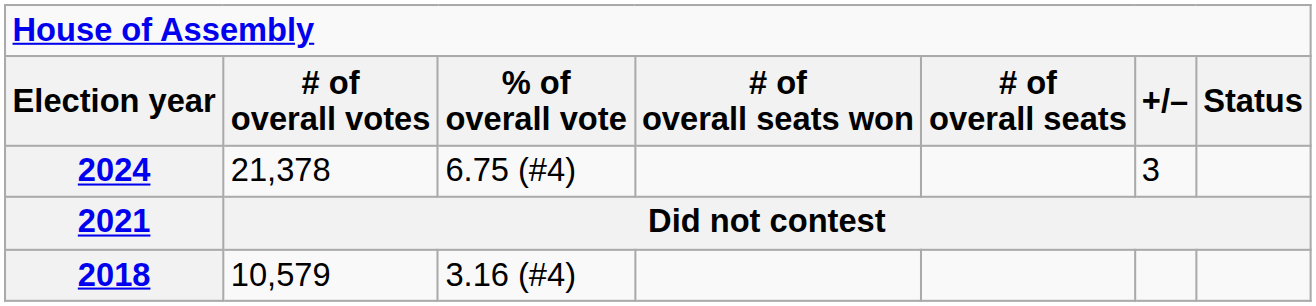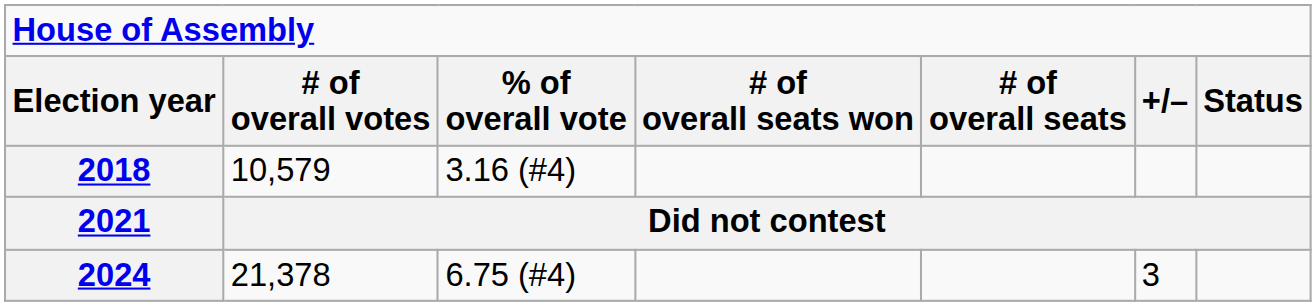rows swapped: (114, 274) <-> (114, 170)
